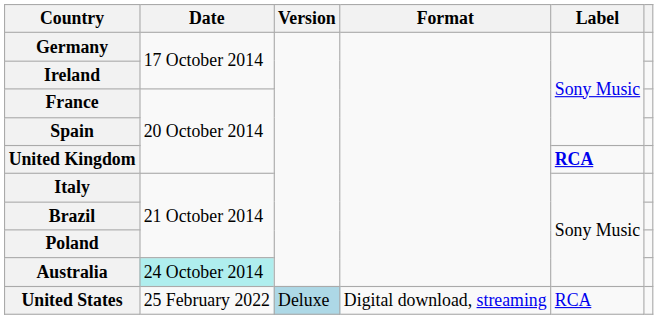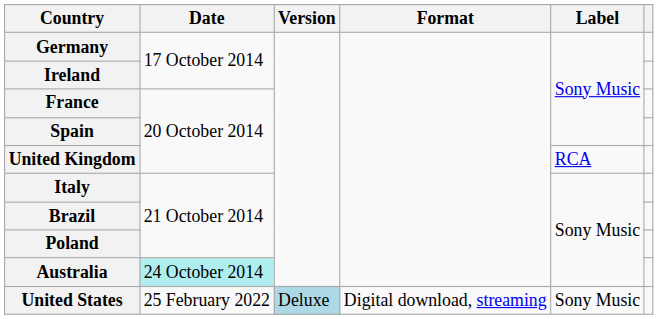(574, 159) bold -> (573, 159) normal
(573, 300) RCA -> (597, 300) Sony Music
